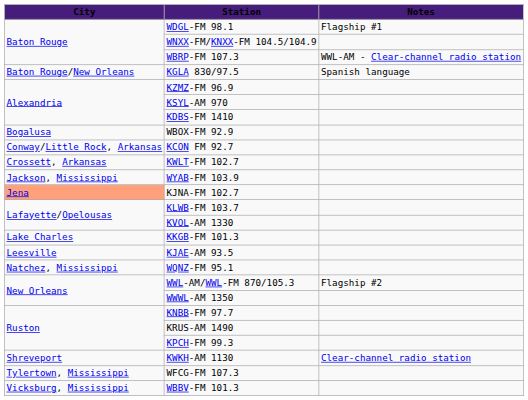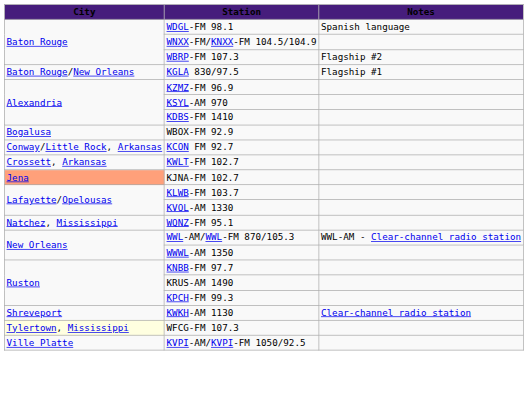(352, 27) Flagship #1 -> (365, 27) Spanish language
(421, 57) WWL-AM - Clear-channel radio station -> (352, 57) Flagship #2
(365, 72) Spanish language -> (352, 72) Flagship #1
- row: (203, 177)
- row: (203, 238)
- row: (200, 253)
(352, 283) Flagship #2 -> (421, 238) WWL-AM - Clear-channel radio station
(68, 373) no background -> (68, 328) lightyellow background
- row: (203, 388)
+ row: (236, 343)
